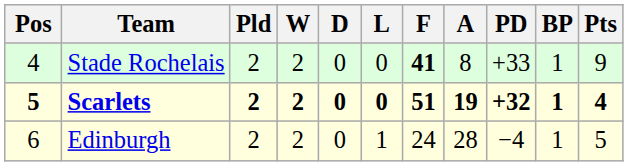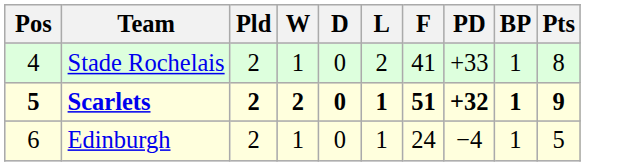- column: (465, 23)
(298, 62) 2 -> (298, 62) 1
(382, 62) 0 -> (382, 62) 2
(424, 62) bold -> (424, 62) normal
(601, 62) 9 -> (559, 62) 8
(382, 101) 0 -> (382, 101) 1
(601, 101) 4 -> (559, 101) 9
(298, 140) 2 -> (298, 140) 1
